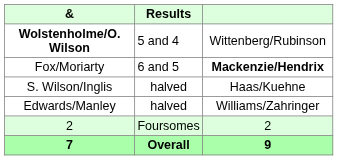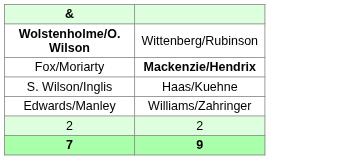- column: (169, 14)
